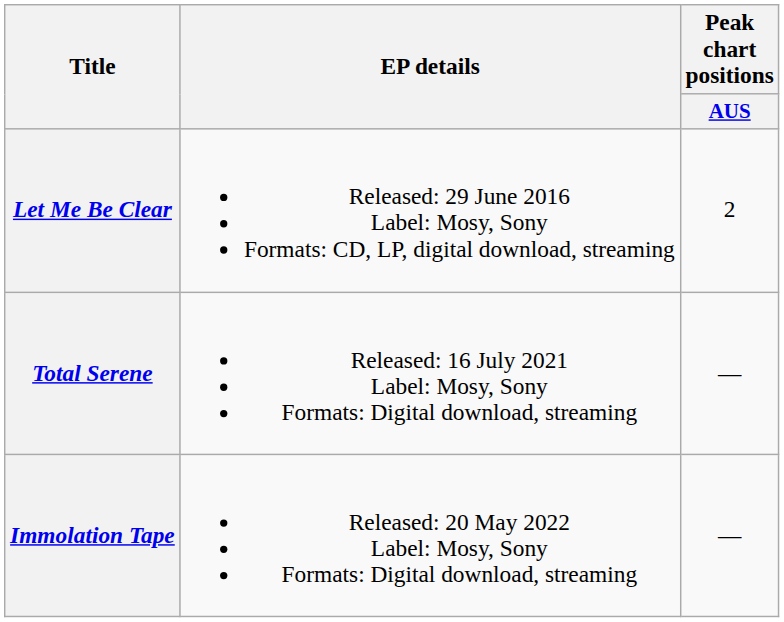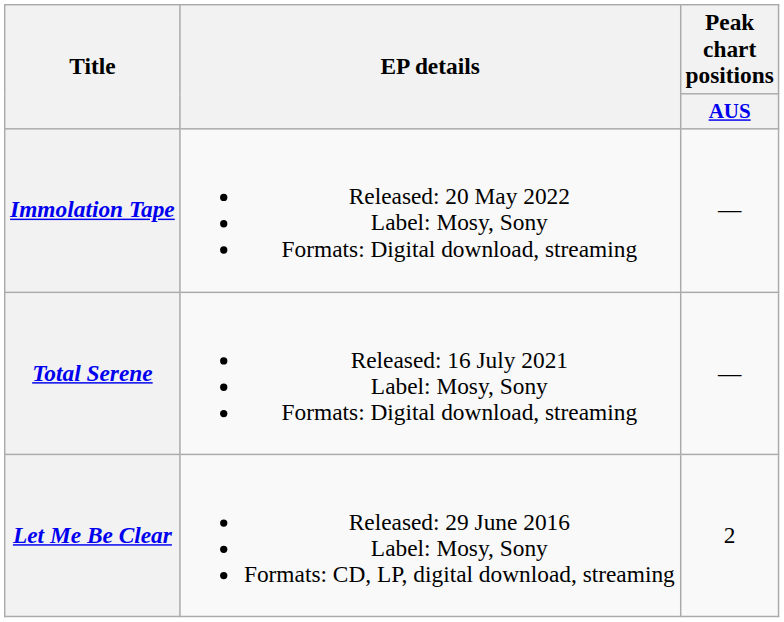rows swapped: (92, 210) <-> (92, 535)
